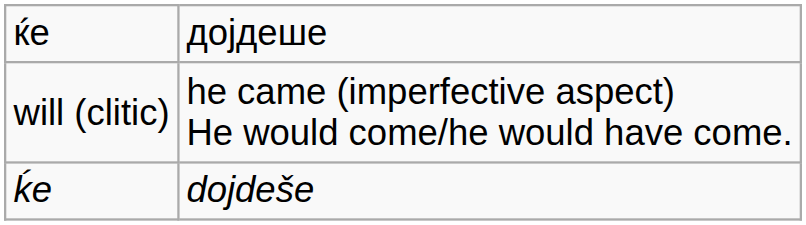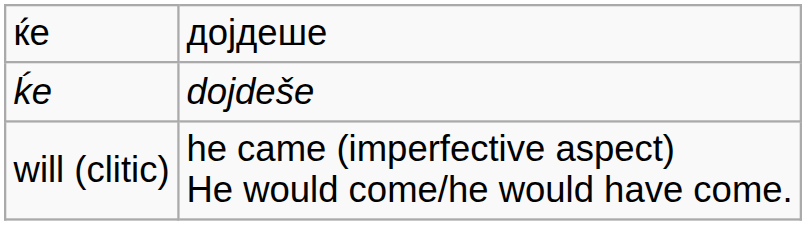rows swapped: (33, 190) <-> (92, 111)
